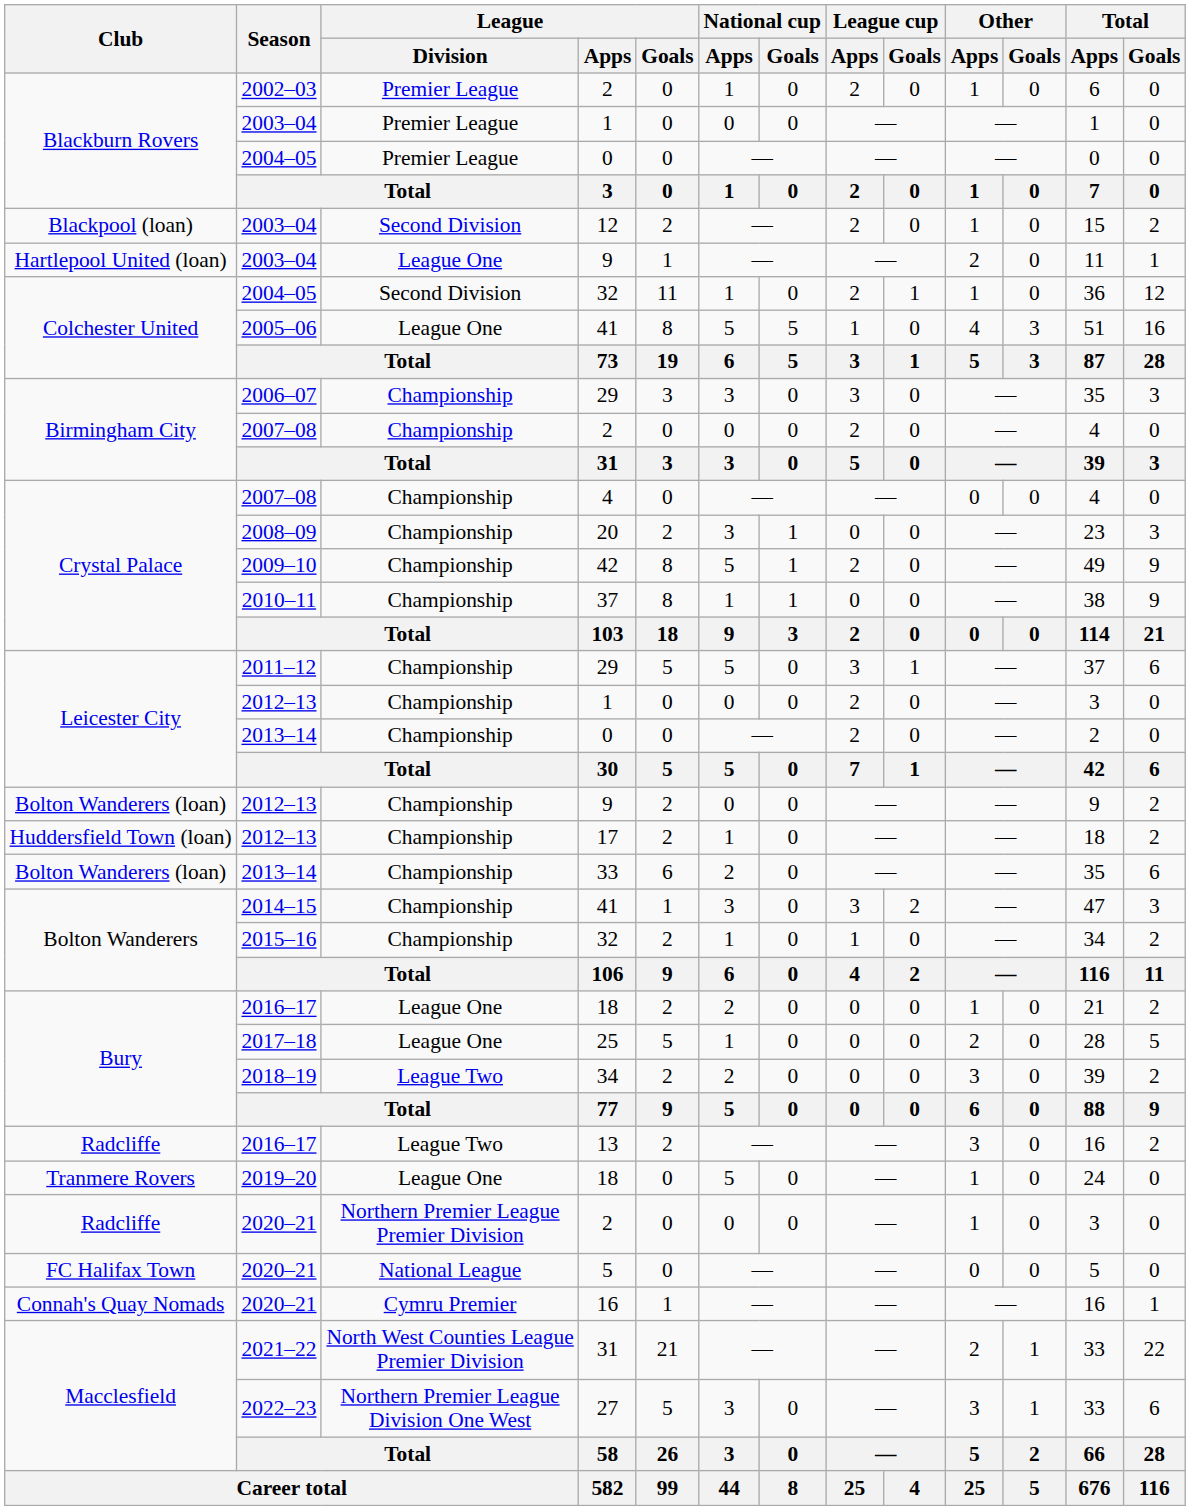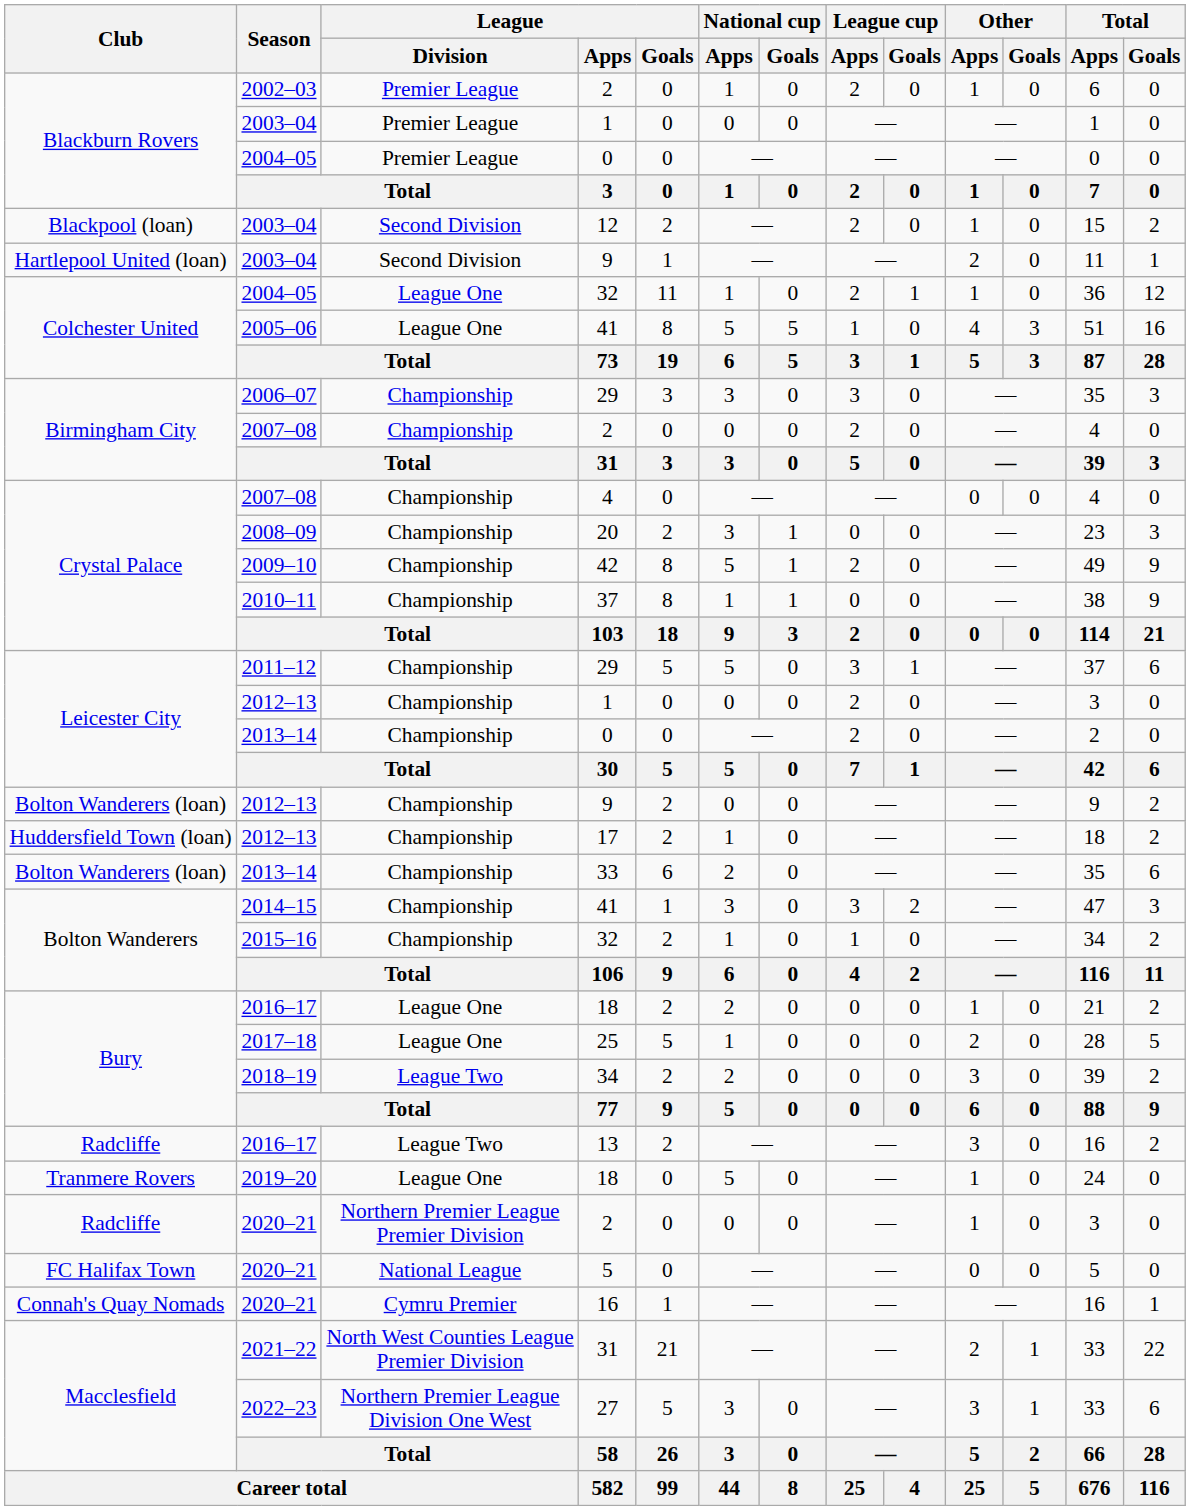(450, 259) League One -> (450, 259) Second Division
(450, 293) Second Division -> (450, 293) League One
